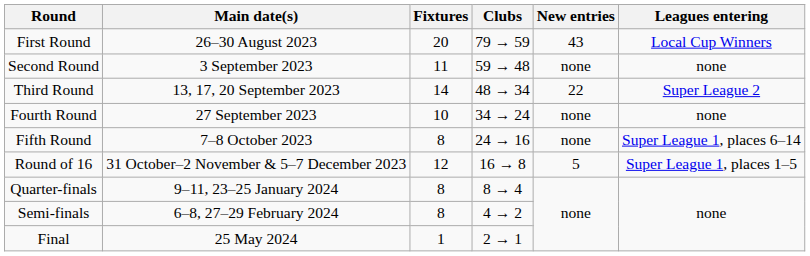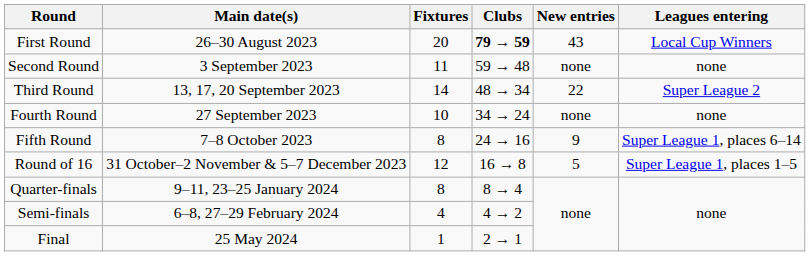(503, 41) normal -> (503, 41) bold
(576, 139) none -> (576, 139) 9
(441, 213) 8 -> (441, 213) 4
